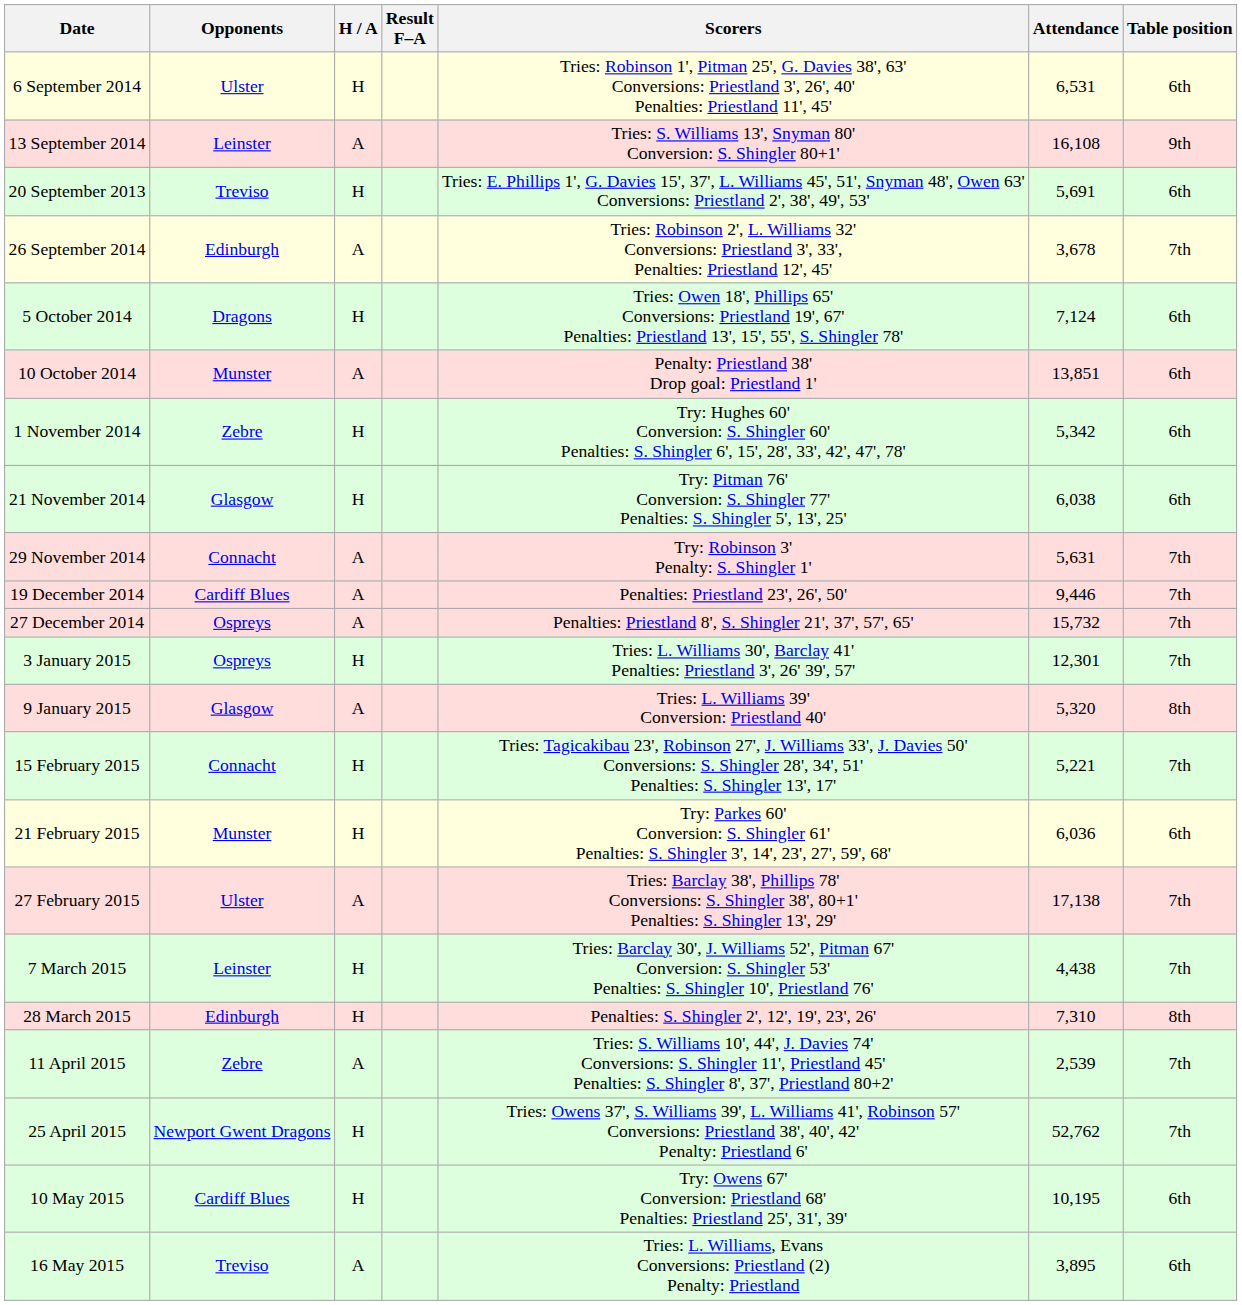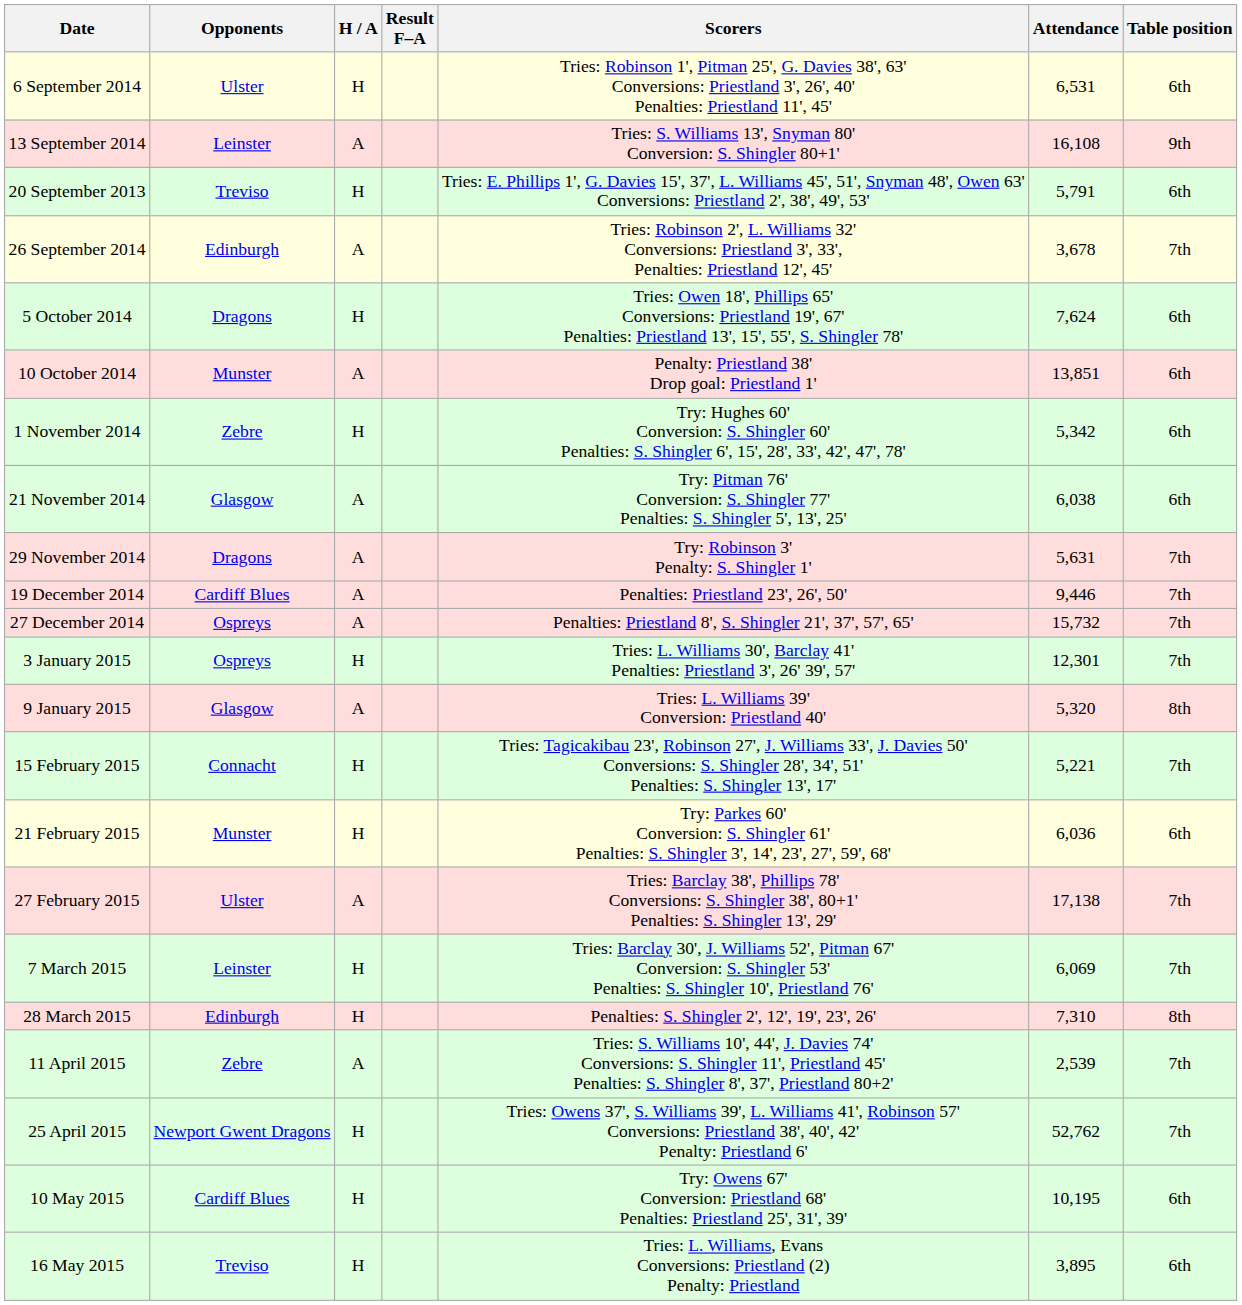(1076, 191) 5,691 -> (1076, 191) 5,791
(1076, 316) 7,124 -> (1076, 316) 7,624
(358, 499) H -> (358, 499) A
(242, 556) Connacht -> (242, 556) Dragons
(1076, 968) 4,438 -> (1076, 968) 6,069
(358, 1266) A -> (358, 1266) H
